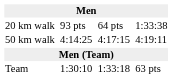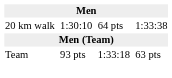(73, 25) 93 pts -> (76, 25) 1:30:10
- row: (30, 40)
(76, 69) 1:30:10 -> (73, 54) 93 pts
